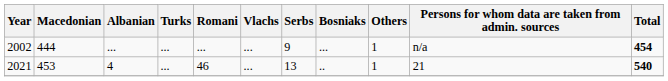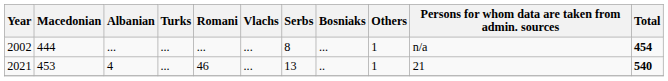(287, 47) 9 -> (287, 47) 8
